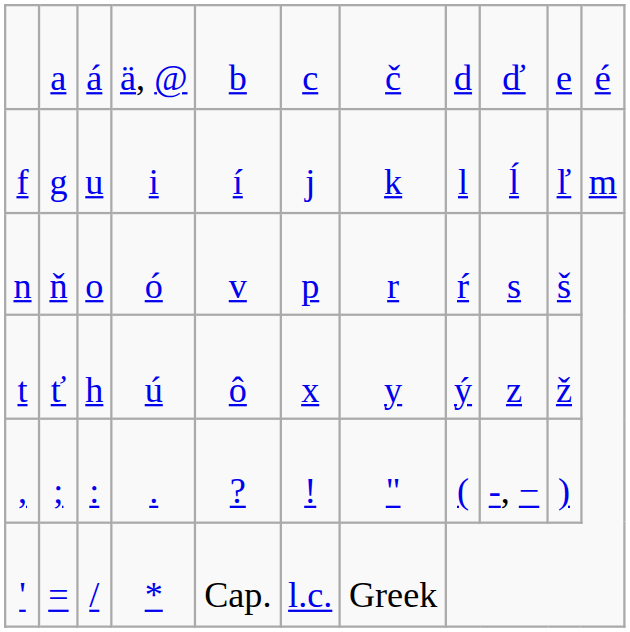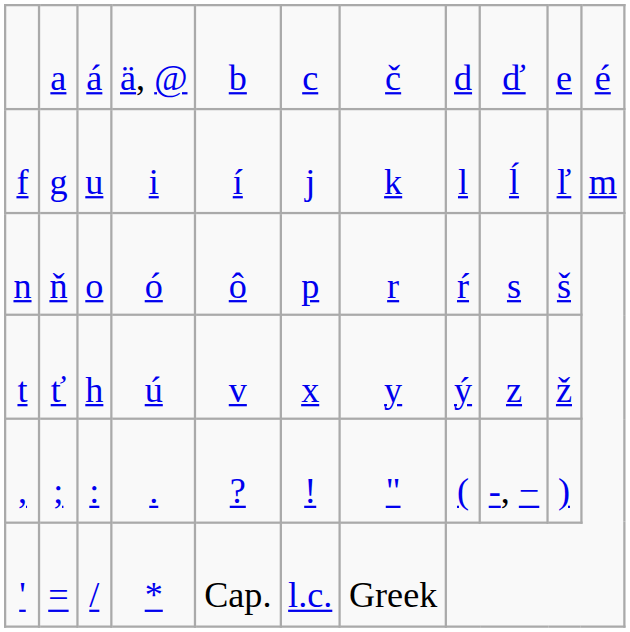(238, 285) v -> (238, 285) ô
(238, 388) ô -> (238, 388) v
